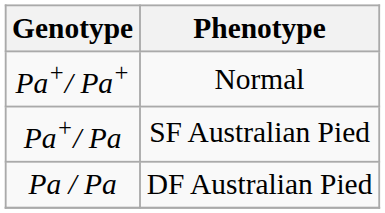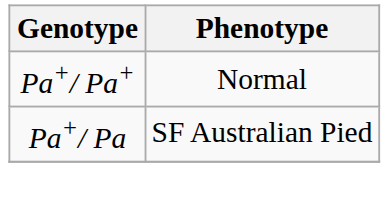- row: (73, 184)
